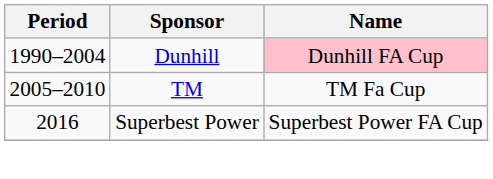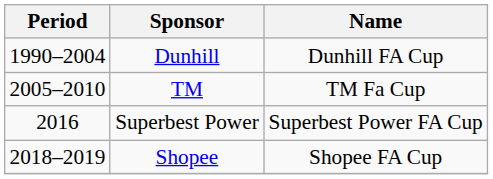(376, 55) pink background -> (376, 55) no background
+ row: (187, 156)
